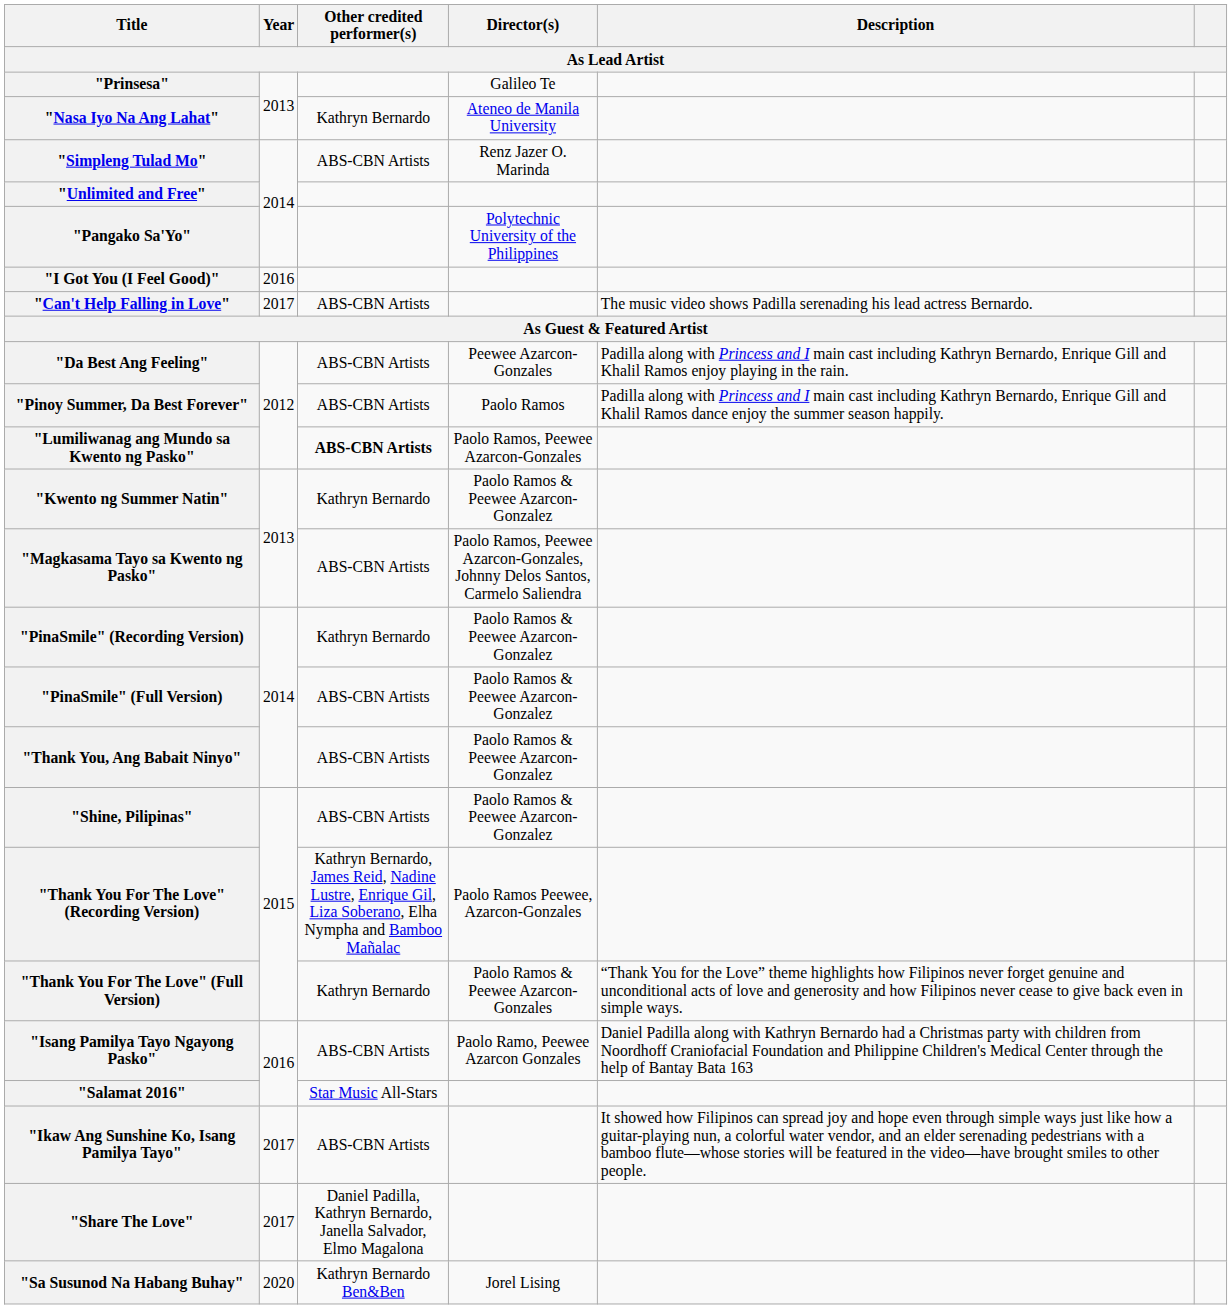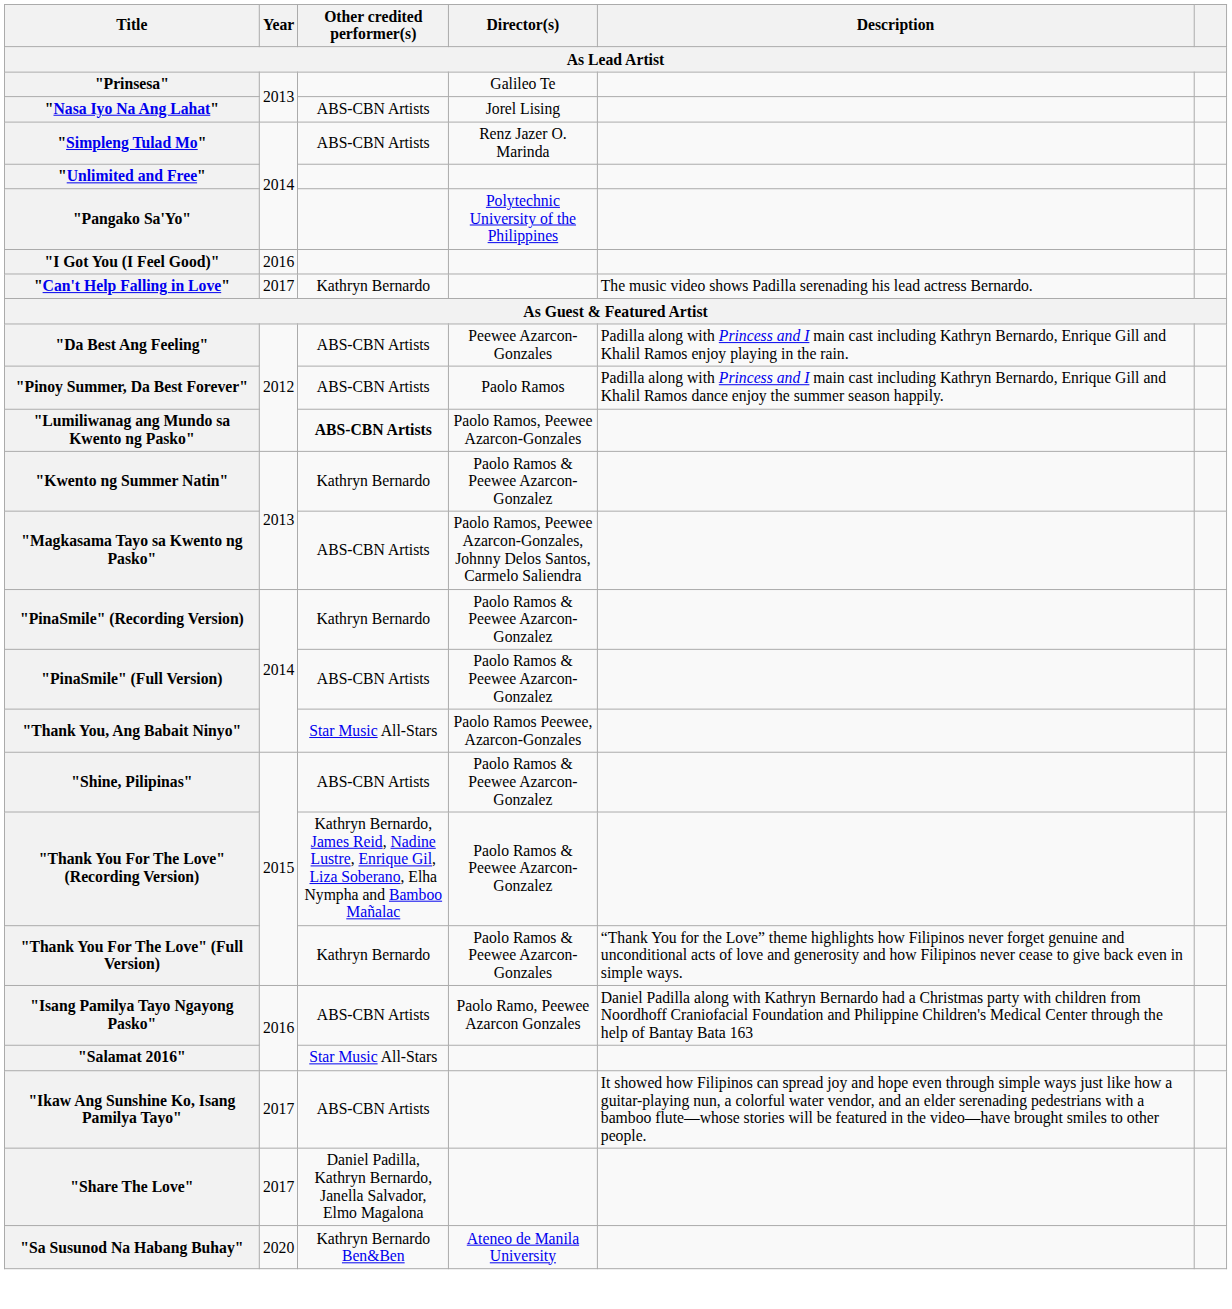(373, 117) Kathryn Bernardo -> (373, 109) ABS-CBN Artists
(523, 117) Ateneo de Manila University -> (523, 109) Jorel Lising
(373, 304) ABS-CBN Artists -> (373, 286) Kathryn Bernardo
(373, 757) ABS-CBN Artists -> (373, 730) Star Music All-Stars
(523, 757) Paolo Ramos & Peewee Azarcon-Gonzalez -> (523, 730) Paolo Ramos Peewee, Azarcon-Gonzales
(523, 903) Paolo Ramos Peewee, Azarcon-Gonzales -> (523, 868) Paolo Ramos & Peewee Azarcon-Gonzalez
(523, 1282) Jorel Lising -> (523, 1247) Ateneo de Manila University
